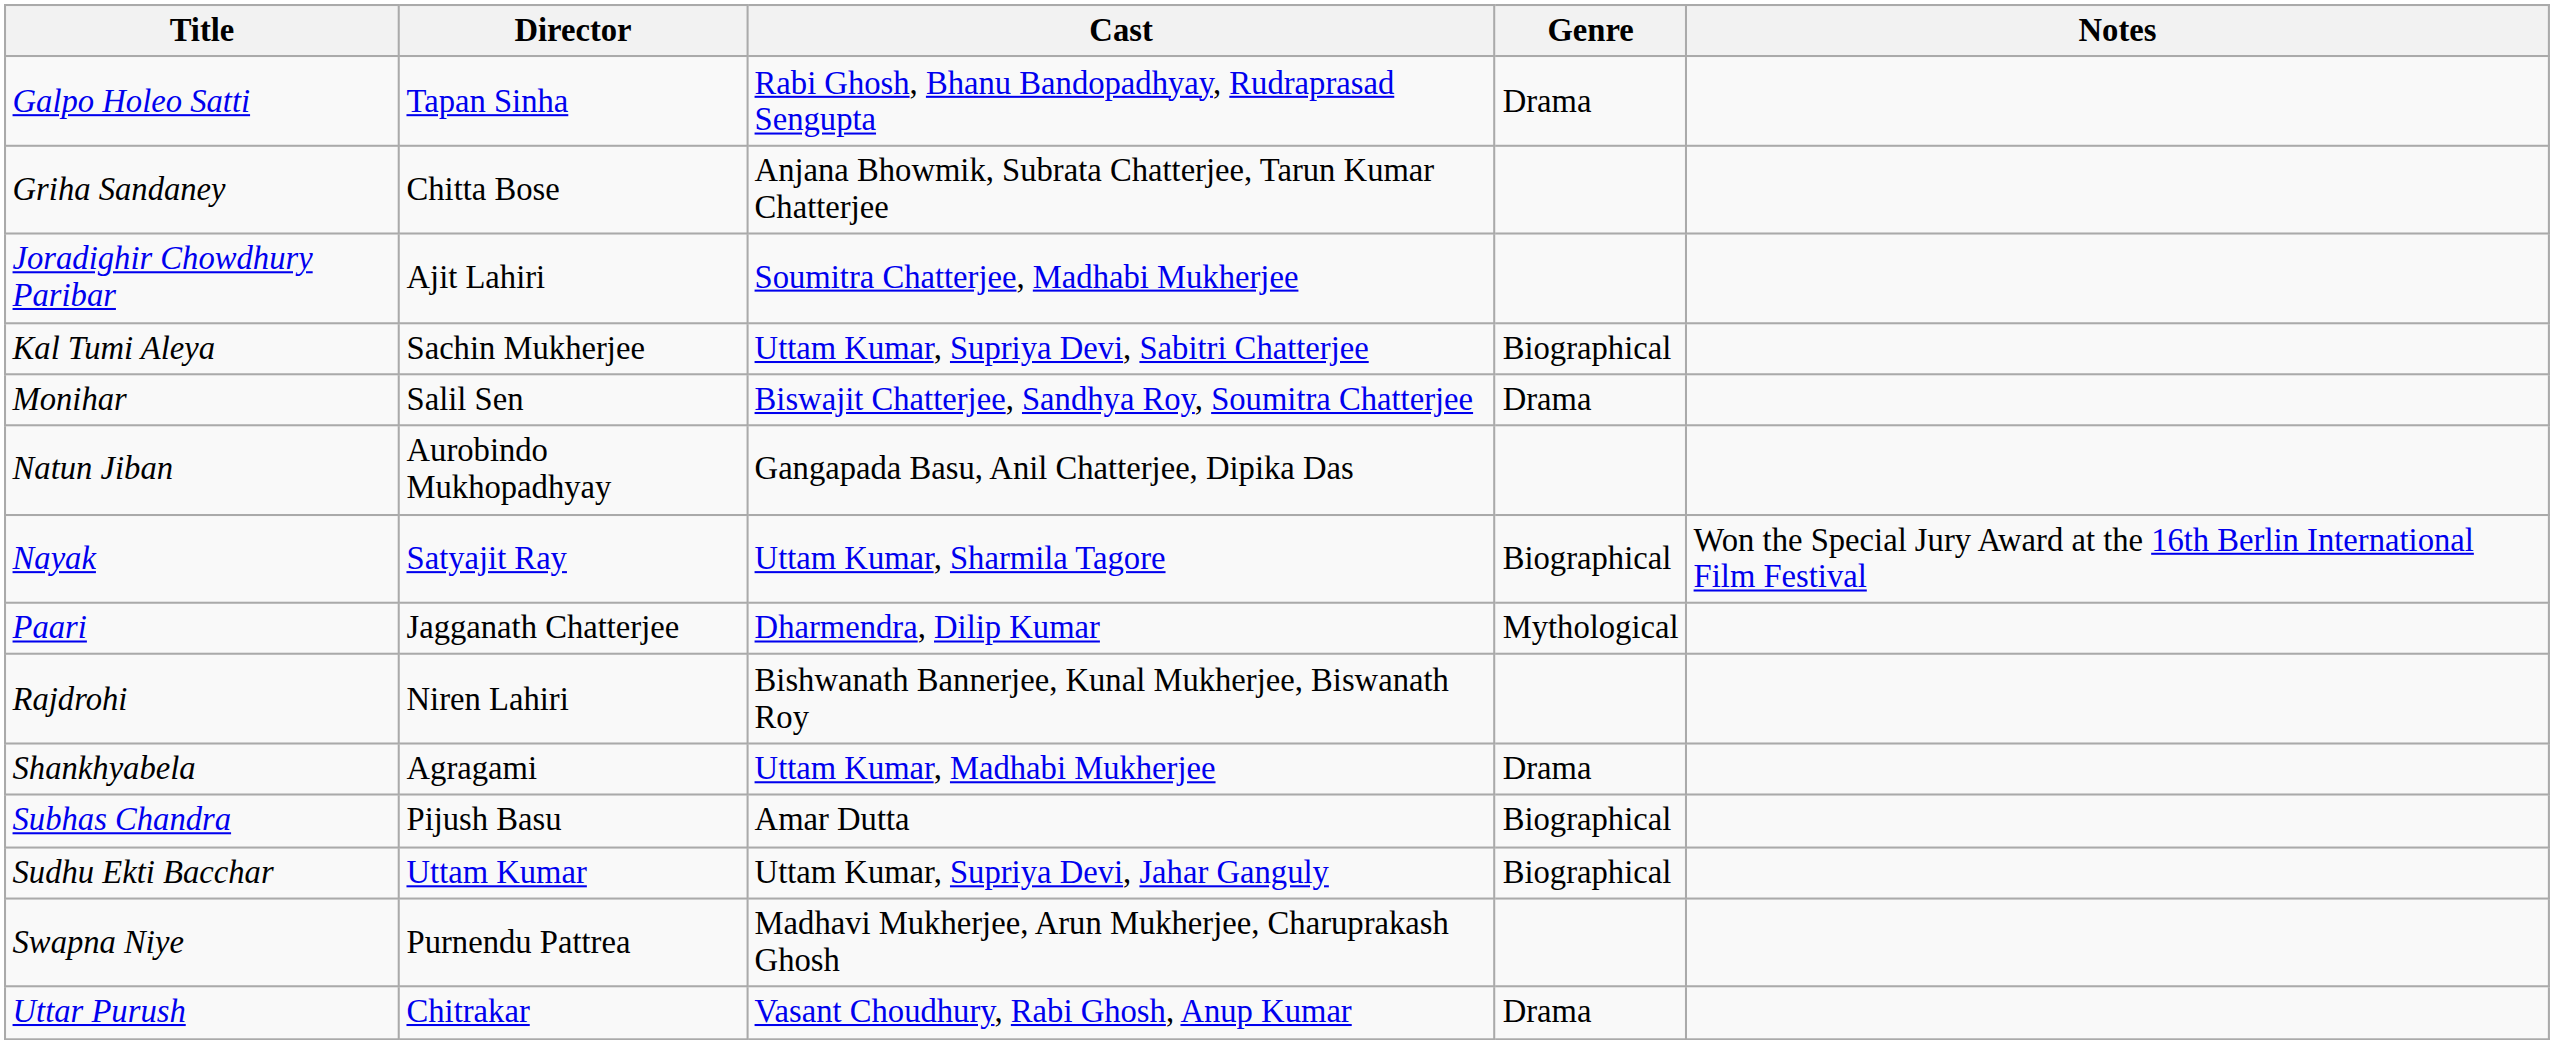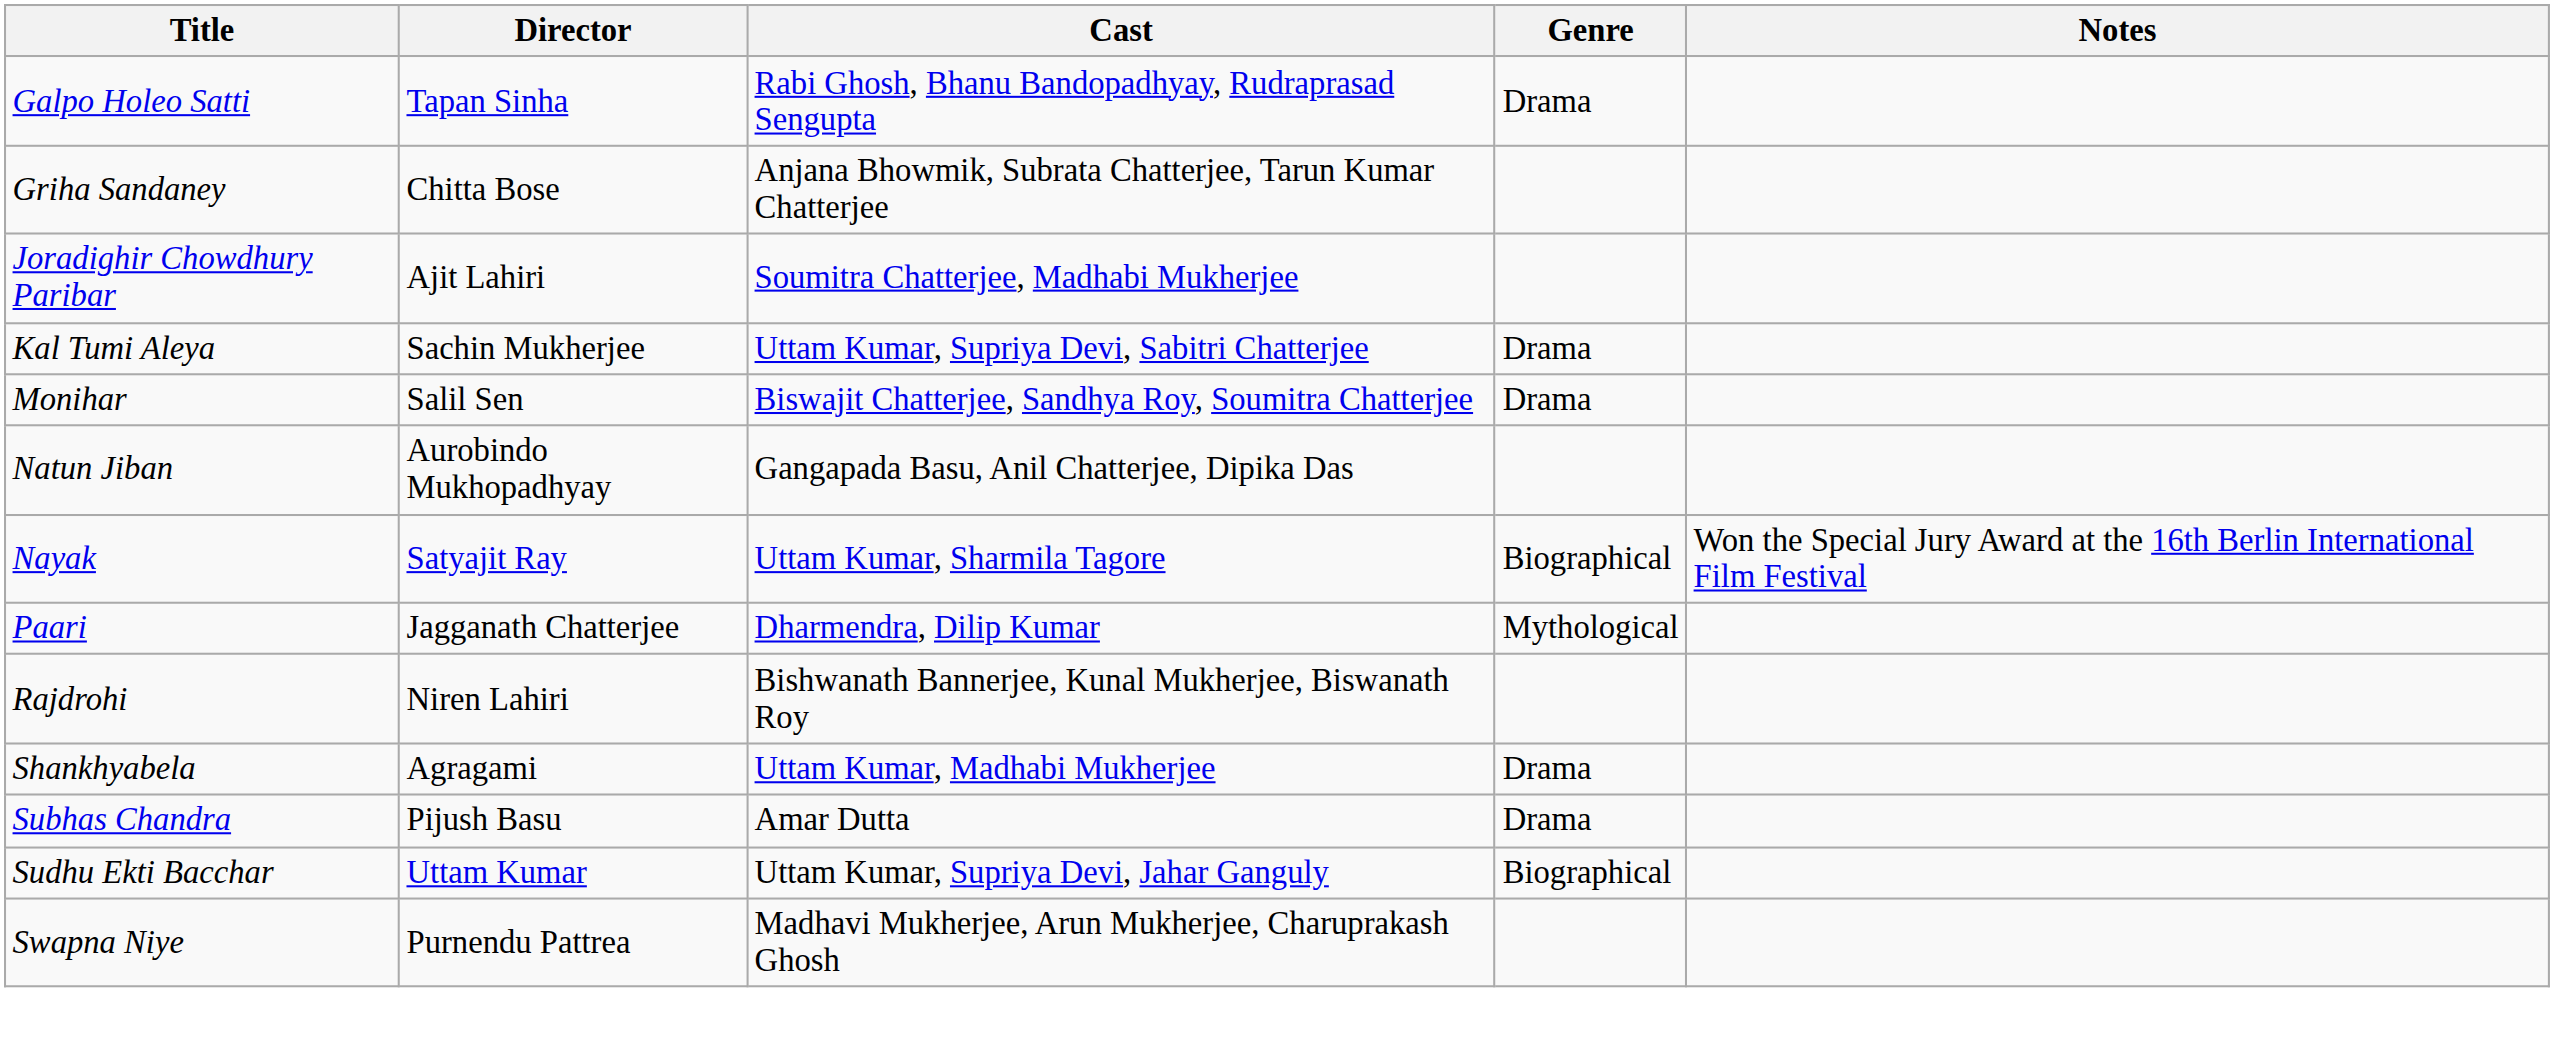(1587, 347) Biographical -> (1547, 347) Drama
(1587, 820) Biographical -> (1547, 820) Drama
- row: (99, 1012)
